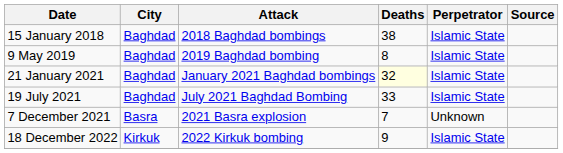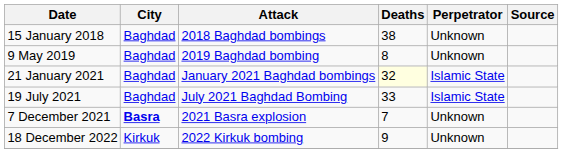(468, 35) Islamic State -> (457, 35) Unknown
(468, 55) Islamic State -> (457, 55) Unknown
(141, 117) normal -> (142, 117) bold
(468, 138) Islamic State -> (457, 138) Unknown
